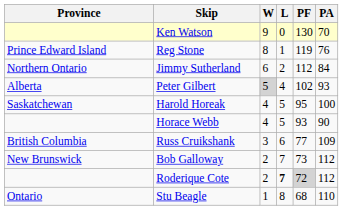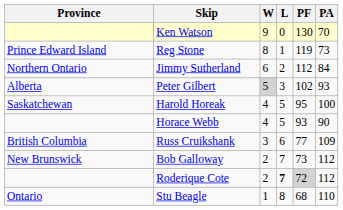(324, 50) 76 -> (324, 50) 73
(282, 86) 4 -> (282, 86) 3
